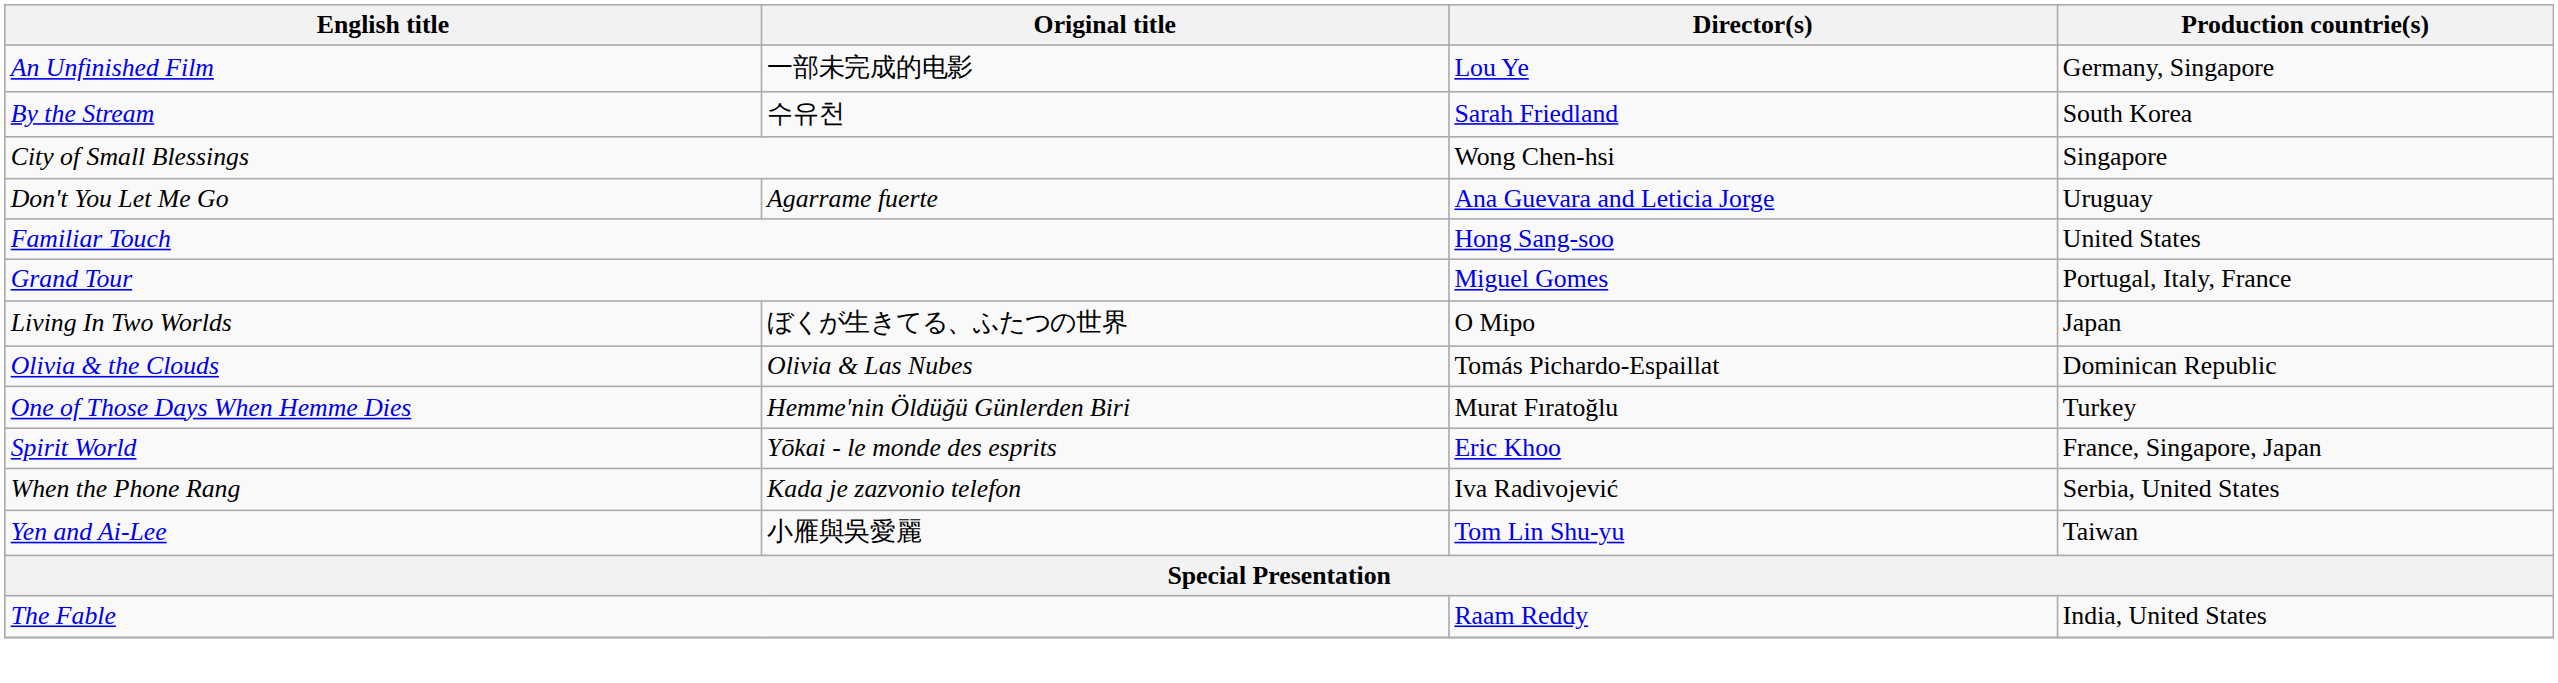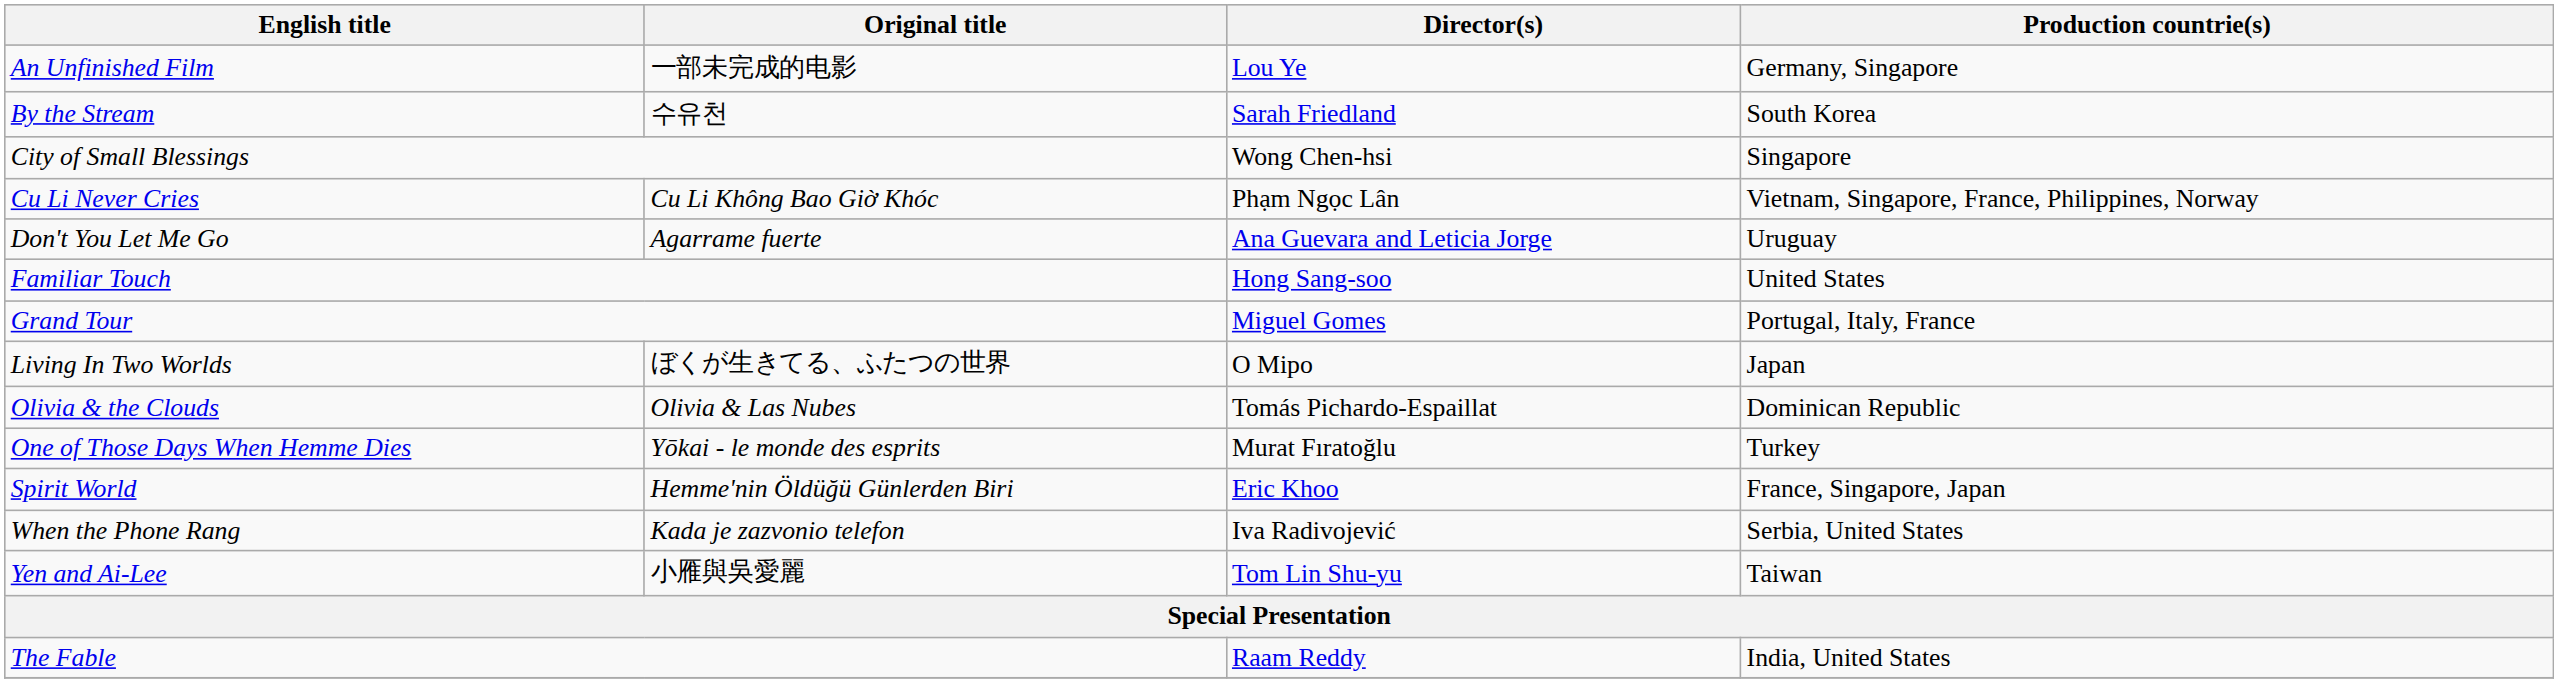+ row: (105, 198)
(949, 407) Hemme'nin Öldüğü Günlerden Biri -> (795, 447) Yōkai - le monde des esprits
(912, 447) Yōkai - le monde des esprits -> (832, 488) Hemme'nin Öldüğü Günlerden Biri
